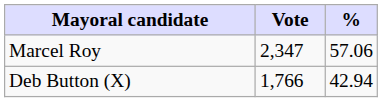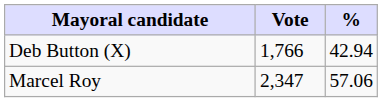rows swapped: (55, 50) <-> (70, 81)
